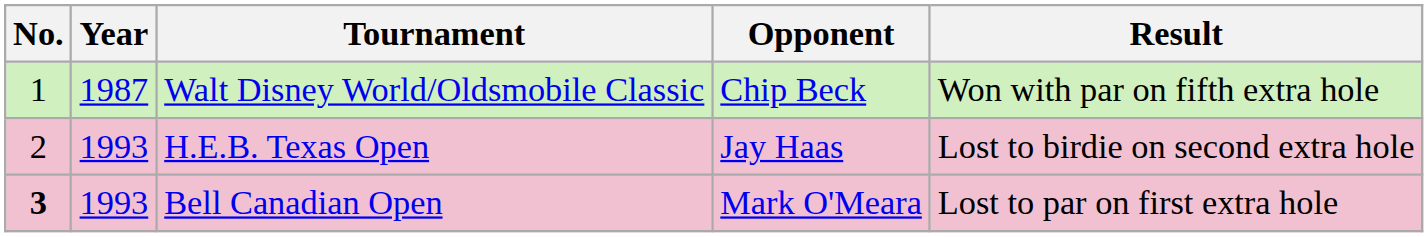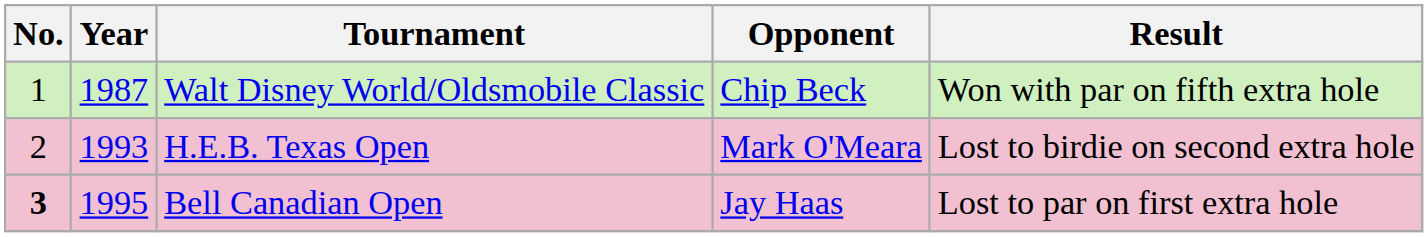(782, 146) Jay Haas -> (821, 146) Mark O'Meara
(114, 202) 1993 -> (114, 202) 1995
(821, 202) Mark O'Meara -> (782, 202) Jay Haas
